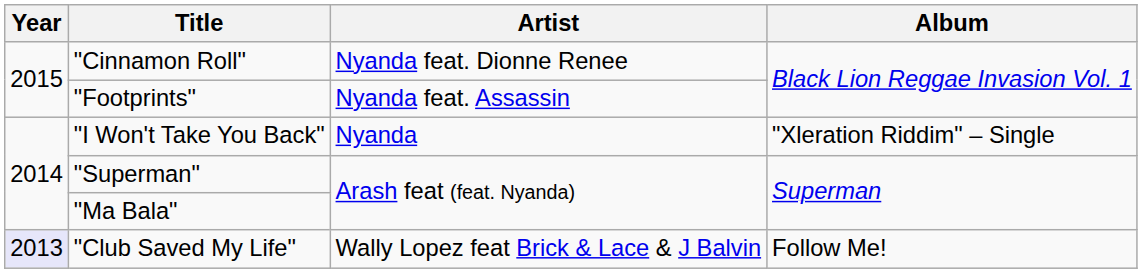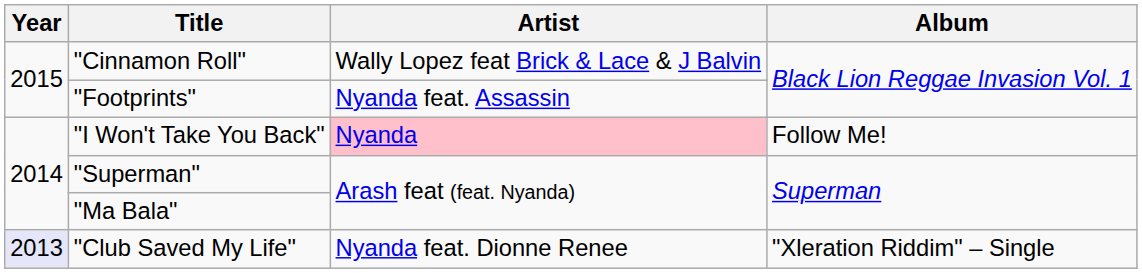(482, 60) Nyanda feat. Dionne Renee -> (548, 60) Wally Lopez feat Brick & Lace & J Balvin
(376, 135) no background -> (376, 135) pink background
(913, 135) "Xleration Riddim" – Single -> (829, 135) Follow Me!
(548, 248) Wally Lopez feat Brick & Lace & J Balvin -> (482, 248) Nyanda feat. Dionne Renee
(829, 248) Follow Me! -> (913, 248) "Xleration Riddim" – Single
